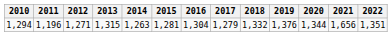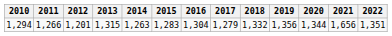(49, 25) 1,196 -> (49, 25) 1,266
(78, 25) 1,271 -> (78, 25) 1,201
(166, 25) 1,281 -> (166, 25) 1,283
(284, 25) 1,376 -> (284, 25) 1,356
